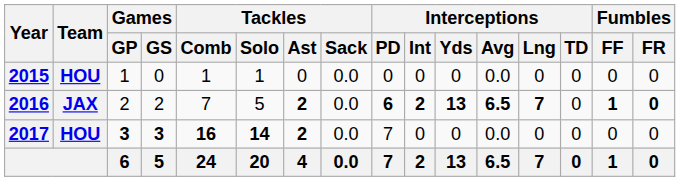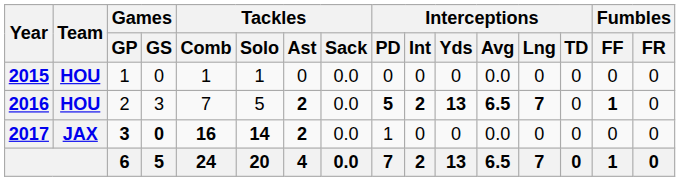(80, 104) JAX -> (80, 104) HOU
(159, 104) 2 -> (159, 104) 3
(388, 104) 6 -> (388, 104) 5
(654, 104) bold -> (654, 104) normal
(80, 133) HOU -> (80, 133) JAX
(159, 133) 3 -> (159, 133) 0
(388, 133) 7 -> (388, 133) 1
